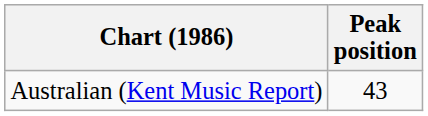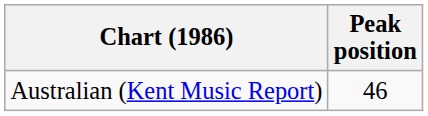(375, 90) 43 -> (375, 90) 46
